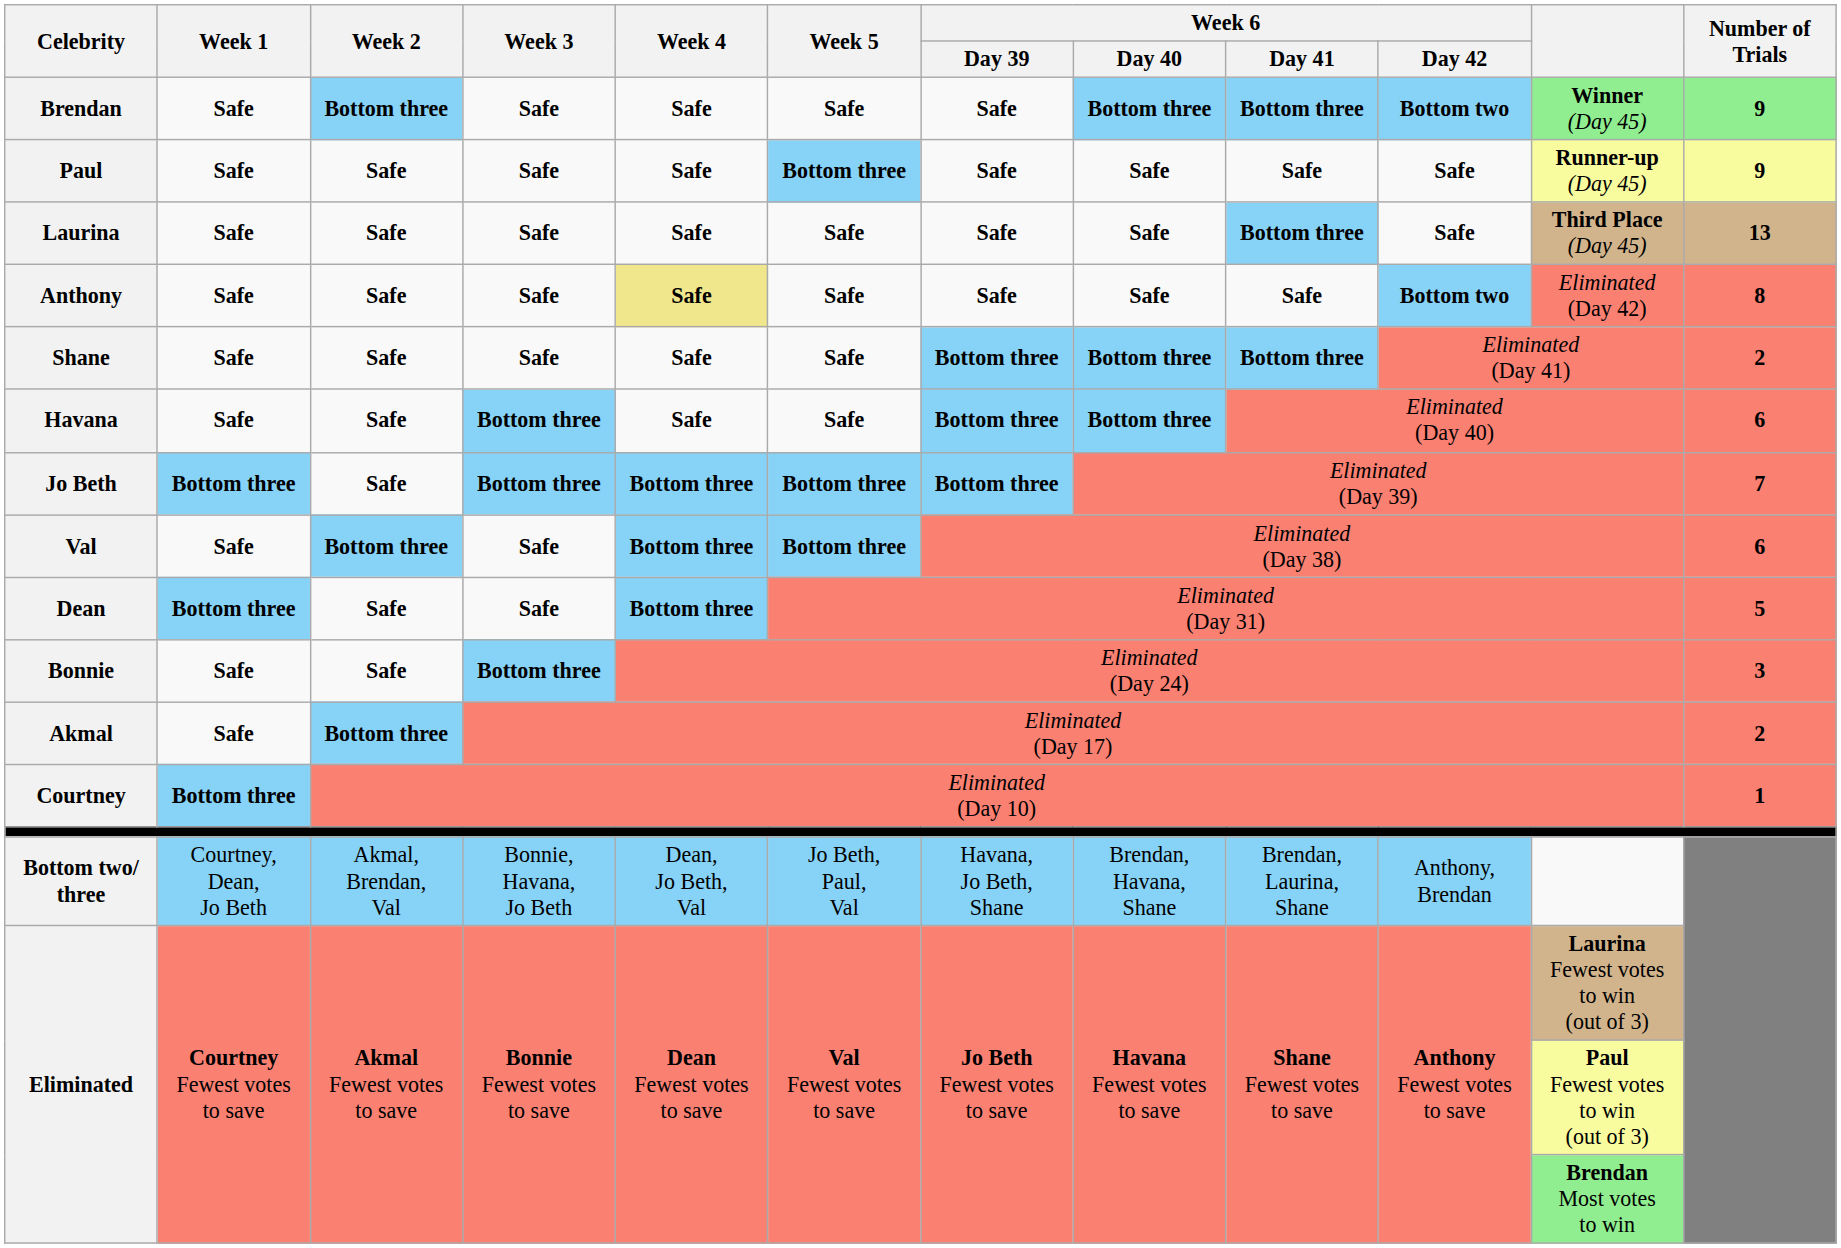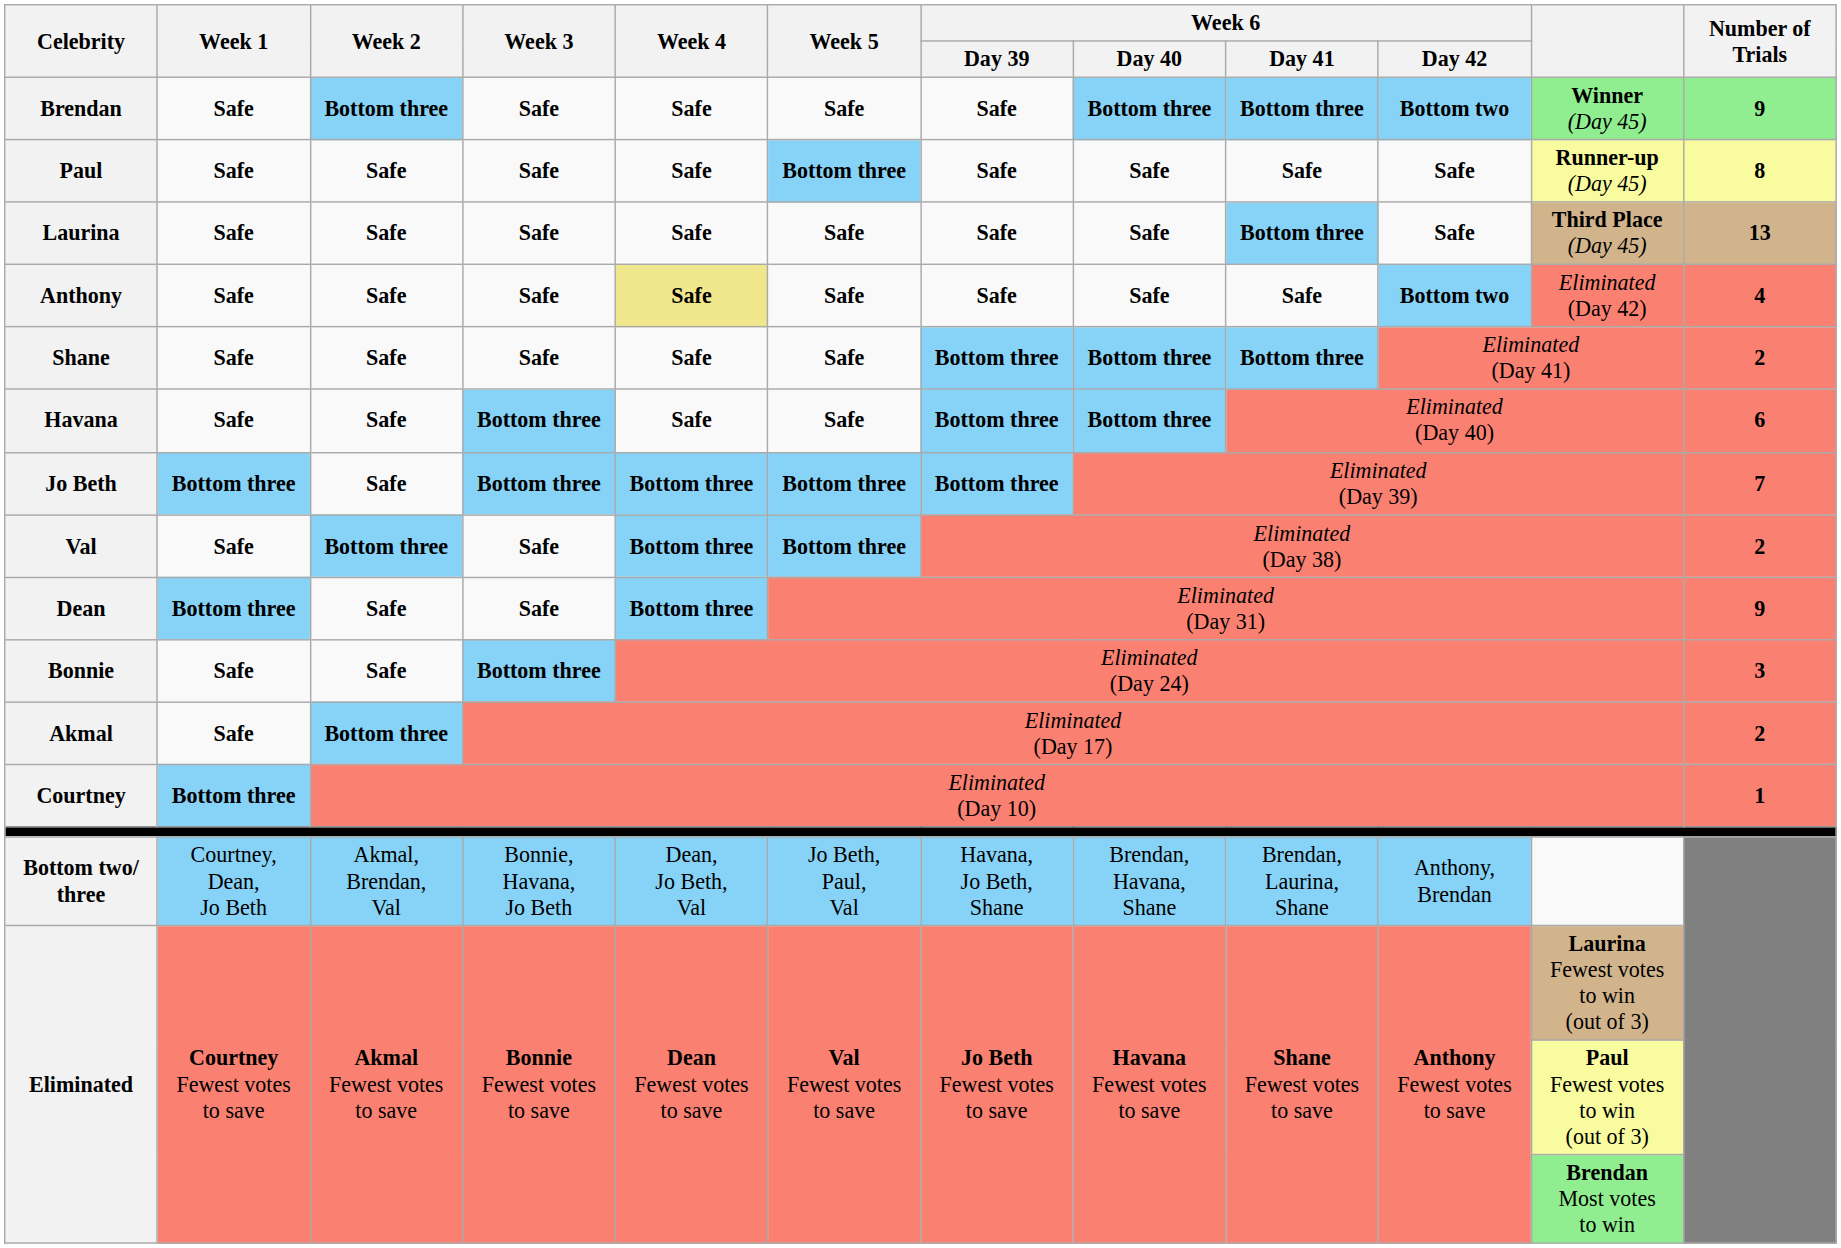(1760, 171) 9 -> (1760, 171) 8
(1760, 295) 8 -> (1760, 295) 4
(1760, 545) 6 -> (1760, 545) 2
(1760, 608) 5 -> (1760, 608) 9
